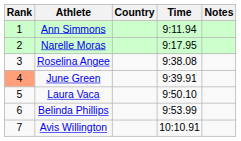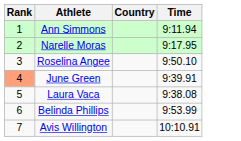- column: (219, 12)
(179, 62) 9:38.08 -> (179, 62) 9:50.10
(179, 95) 9:50.10 -> (179, 95) 9:38.08
